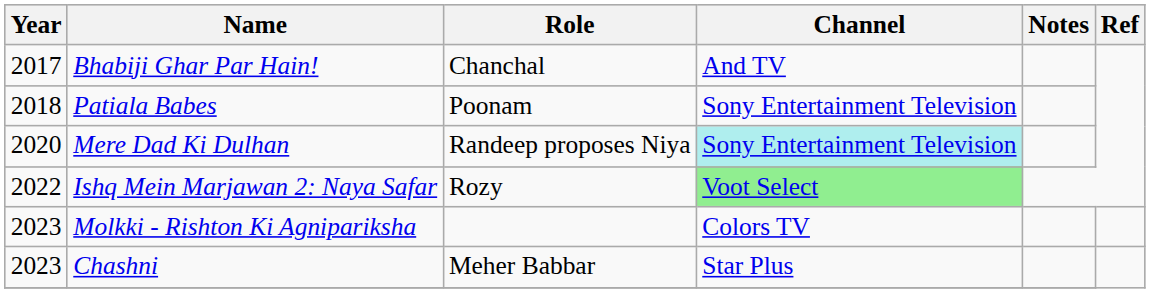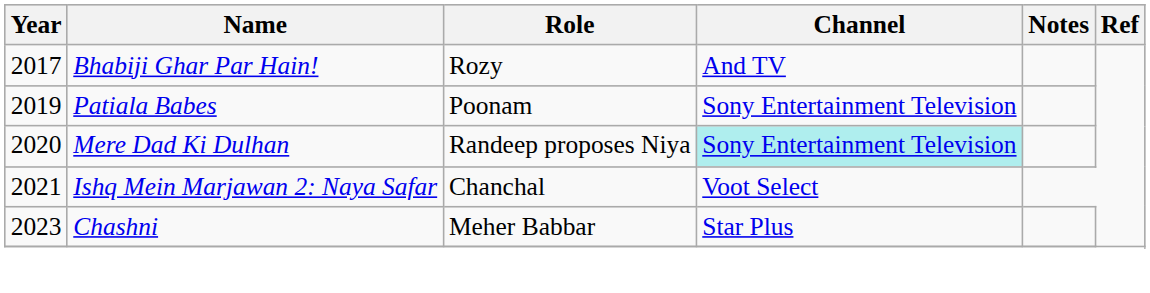(497, 65) Chanchal -> (476, 65) Rozy
(36, 105) 2018 -> (36, 105) 2019
(36, 186) 2022 -> (36, 186) 2021
(476, 186) Rozy -> (497, 186) Chanchal
(760, 186) lightgreen background -> (760, 186) no background
- row: (245, 226)
